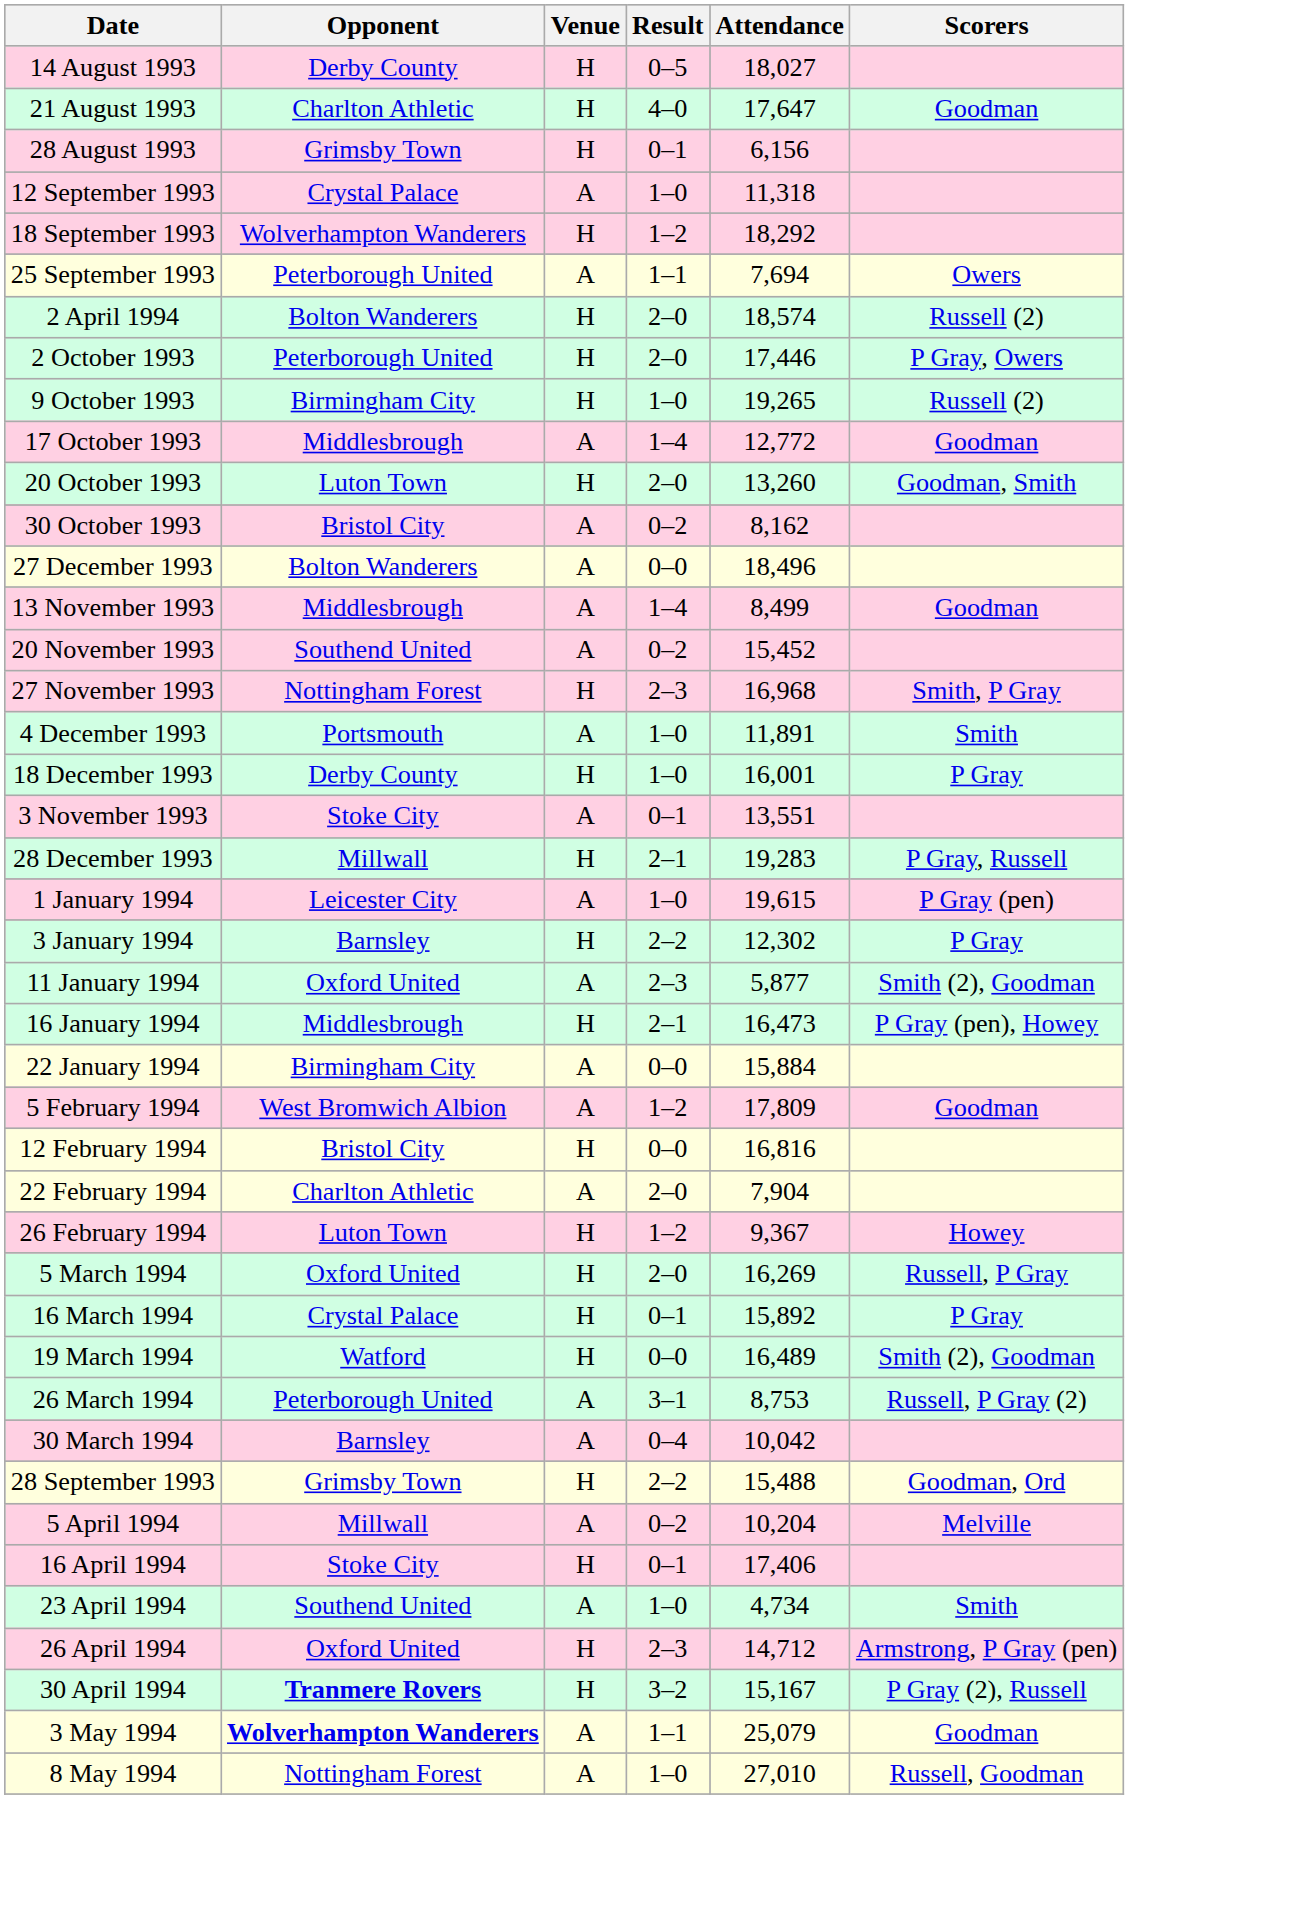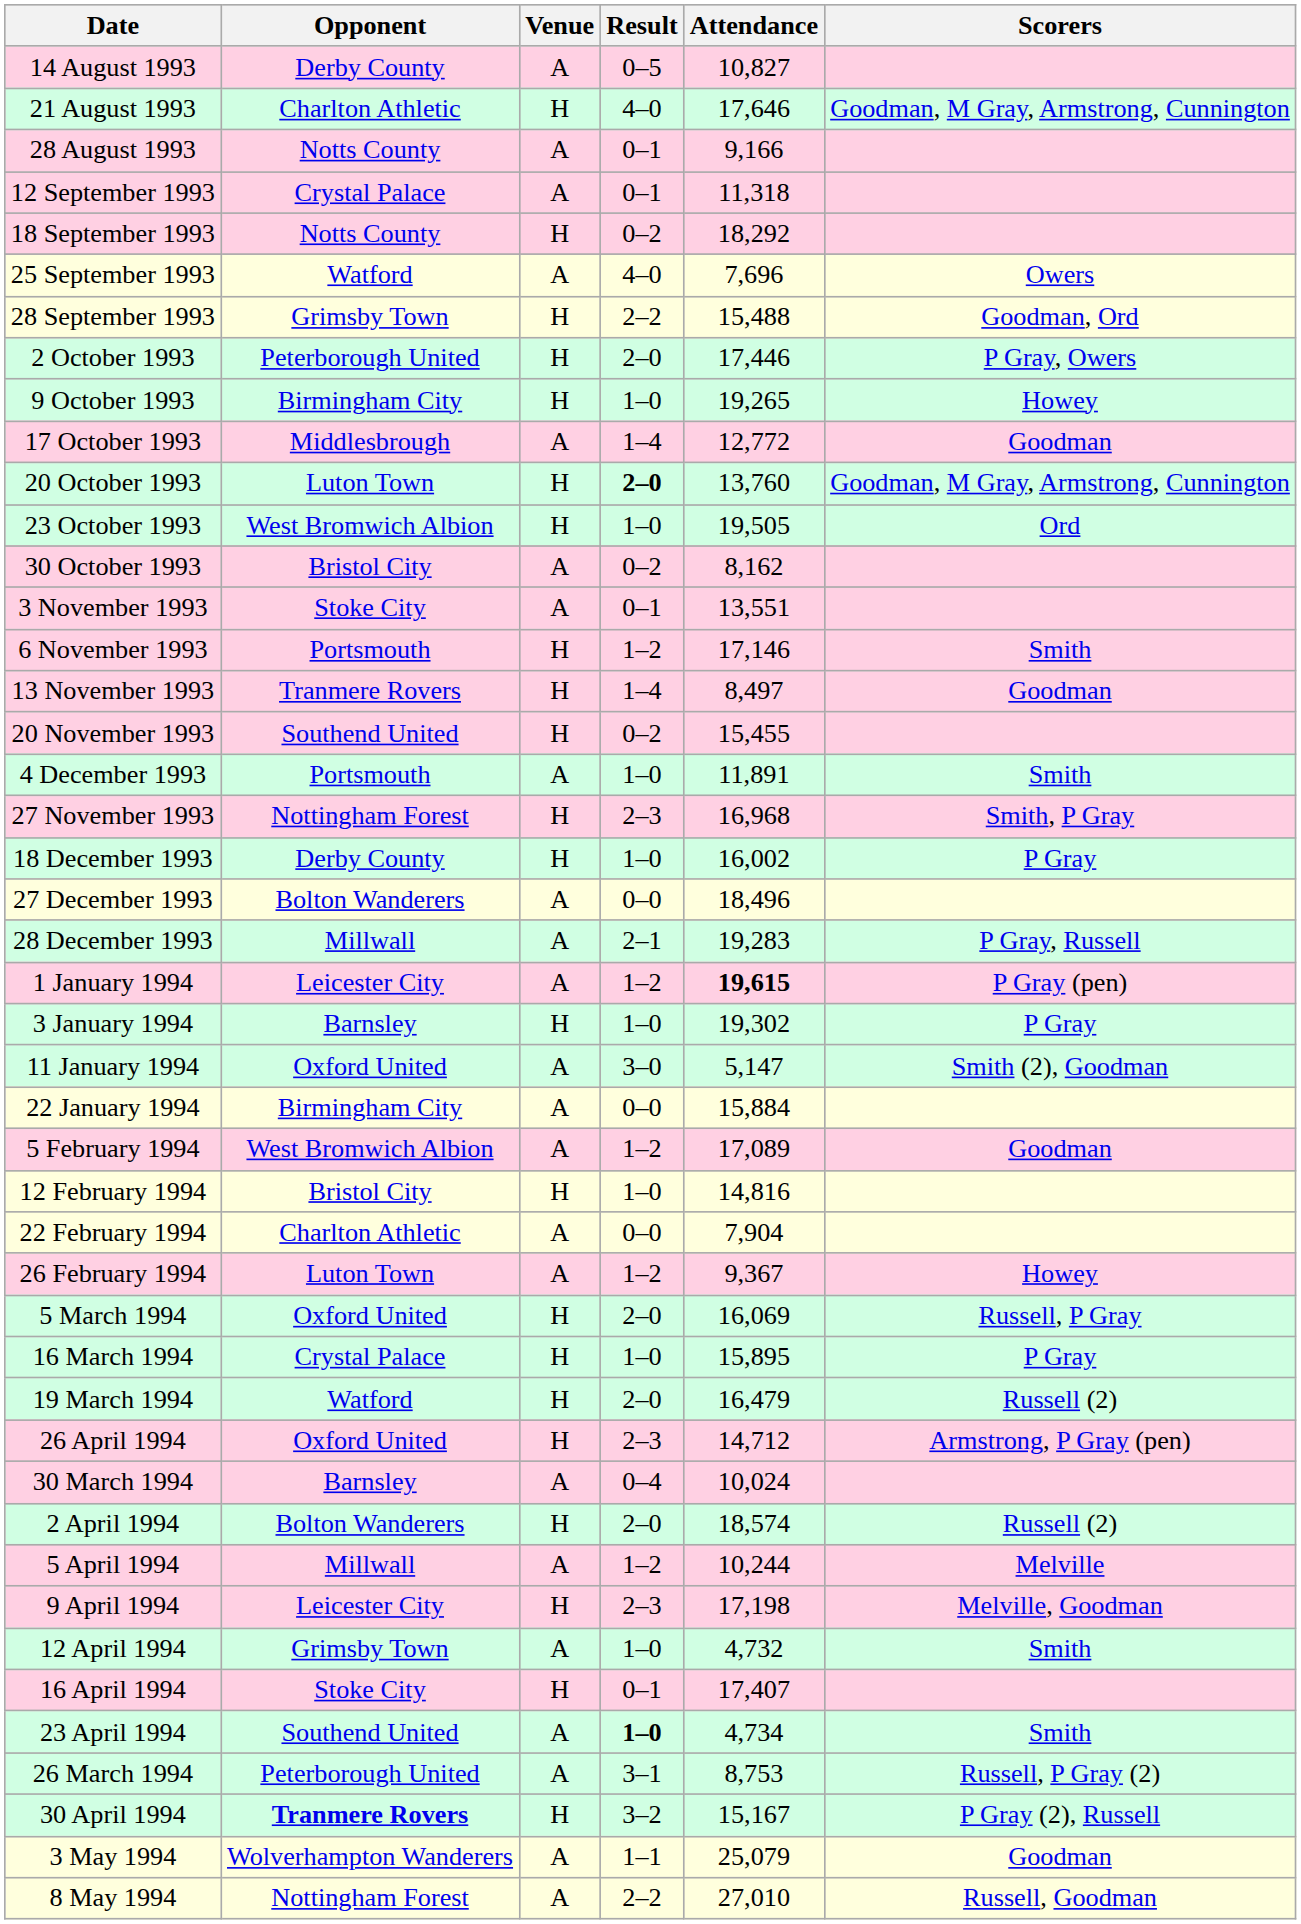(585, 66) H -> (560, 66) A
(780, 66) 18,027 -> (754, 66) 10,827
(780, 108) 17,647 -> (754, 108) 17,646
(987, 108) Goodman -> (1060, 108) Goodman, M Gray, Armstrong, Cunnington
(383, 150) Grimsby Town -> (370, 150) Notts County
(585, 150) H -> (560, 150) A
(780, 150) 6,156 -> (754, 150) 9,166
(668, 191) 1–0 -> (642, 191) 0–1
(383, 233) Wolverhampton Wanderers -> (370, 233) Notts County
(668, 233) 1–2 -> (642, 233) 0–2
(383, 274) Peterborough United -> (370, 274) Watford
(668, 274) 1–1 -> (642, 274) 4–0
(780, 274) 7,694 -> (754, 274) 7,696
rows swapped: (113, 1481) <-> (113, 316)
(987, 399) Russell (2) -> (1060, 399) Howey
(668, 483) normal -> (642, 483) bold
(780, 483) 13,260 -> (754, 483) 13,760
(987, 483) Goodman, Smith -> (1060, 483) Goodman, M Gray, Armstrong, Cunnington
+ row: (113, 524)
rows swapped: (113, 815) <-> (113, 566)
+ row: (113, 649)
(383, 607) Middlesbrough -> (370, 691) Tranmere Rovers
(585, 607) A -> (560, 691) H
(780, 607) 8,499 -> (754, 691) 8,497
(585, 649) A -> (560, 732) H
(780, 649) 15,452 -> (754, 732) 15,455
rows swapped: (113, 691) <-> (113, 732)
(780, 774) 16,001 -> (754, 857) 16,002
(585, 857) H -> (560, 940) A
(668, 899) 1–0 -> (642, 982) 1–2
(780, 899) normal -> (754, 982) bold
(668, 940) 2–2 -> (642, 1024) 1–0
(780, 940) 12,302 -> (754, 1024) 19,302
(668, 982) 2–3 -> (642, 1065) 3–0
(780, 982) 5,877 -> (754, 1065) 5,147
- row: (113, 1024)
(780, 1107) 17,809 -> (754, 1148) 17,089
(668, 1148) 0–0 -> (642, 1190) 1–0
(780, 1148) 16,816 -> (754, 1190) 14,816
(668, 1190) 2–0 -> (642, 1232) 0–0
(585, 1232) H -> (560, 1273) A
(780, 1273) 16,269 -> (754, 1315) 16,069
(668, 1315) 0–1 -> (642, 1356) 1–0
(780, 1315) 15,892 -> (754, 1356) 15,895
(668, 1356) 0–0 -> (642, 1398) 2–0
(780, 1356) 16,489 -> (754, 1398) 16,479
(987, 1356) Smith (2), Goodman -> (1060, 1398) Russell (2)
rows swapped: (113, 1398) <-> (113, 1648)
(780, 1440) 10,042 -> (754, 1481) 10,024
(668, 1523) 0–2 -> (642, 1565) 1–2
(780, 1523) 10,204 -> (754, 1565) 10,244
+ row: (113, 1606)
+ row: (113, 1648)
(780, 1565) 17,406 -> (754, 1689) 17,407
(668, 1606) normal -> (642, 1731) bold
(383, 1731) bold -> (370, 1856) normal
(668, 1773) 1–0 -> (642, 1897) 2–2
